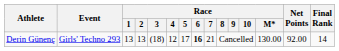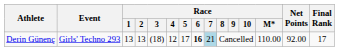(211, 39) no background -> (211, 39) lightblue background
(269, 39) 130.00 -> (269, 39) 110.00
(322, 39) 14 -> (322, 39) 17
